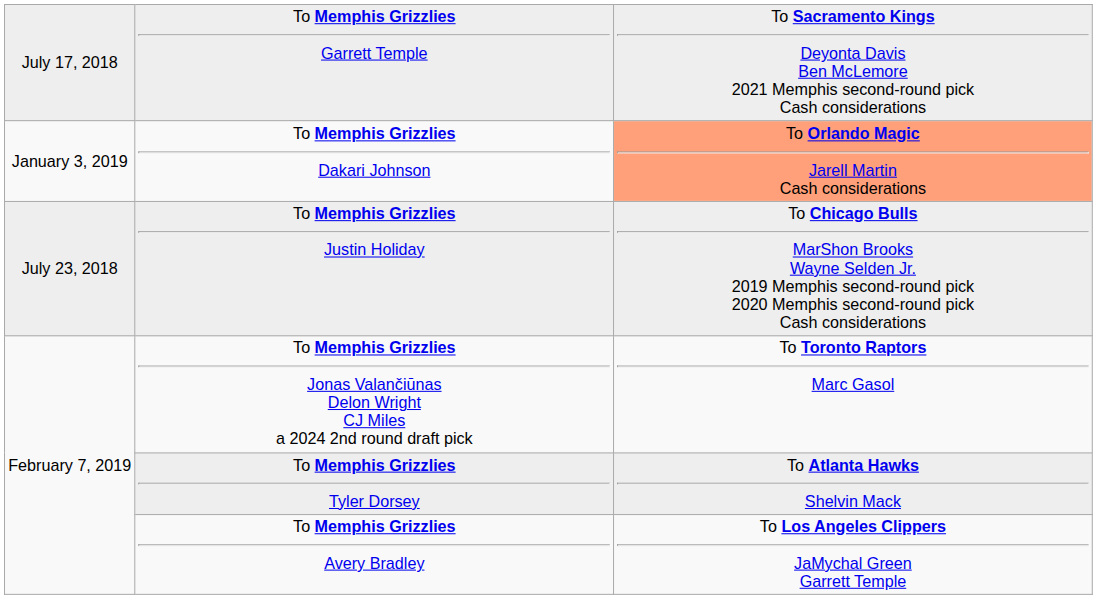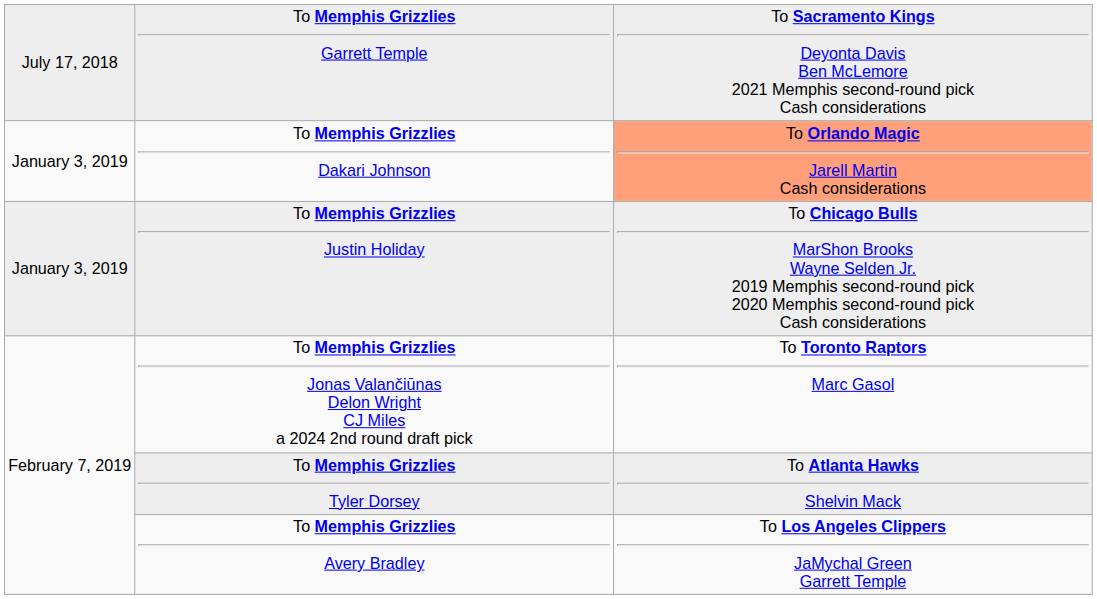(70, 268) July 23, 2018 -> (70, 268) January 3, 2019
